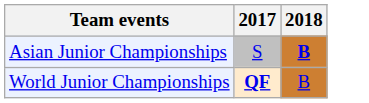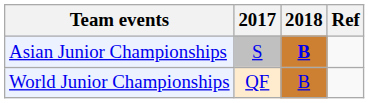+ column: (346, 20)
(257, 82) bold -> (257, 82) normal
